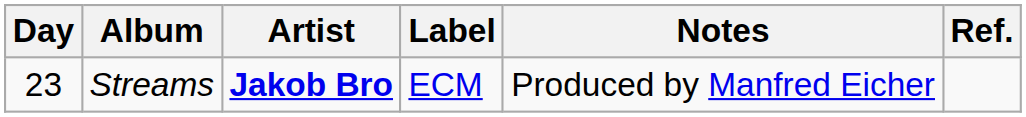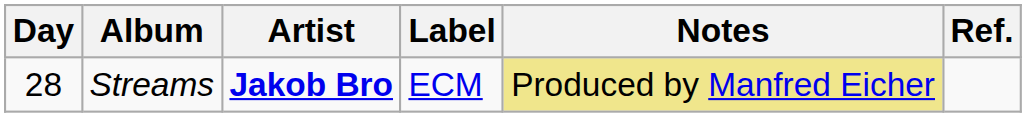(43, 84) 23 -> (43, 84) 28
(723, 84) no background -> (723, 84) khaki background
